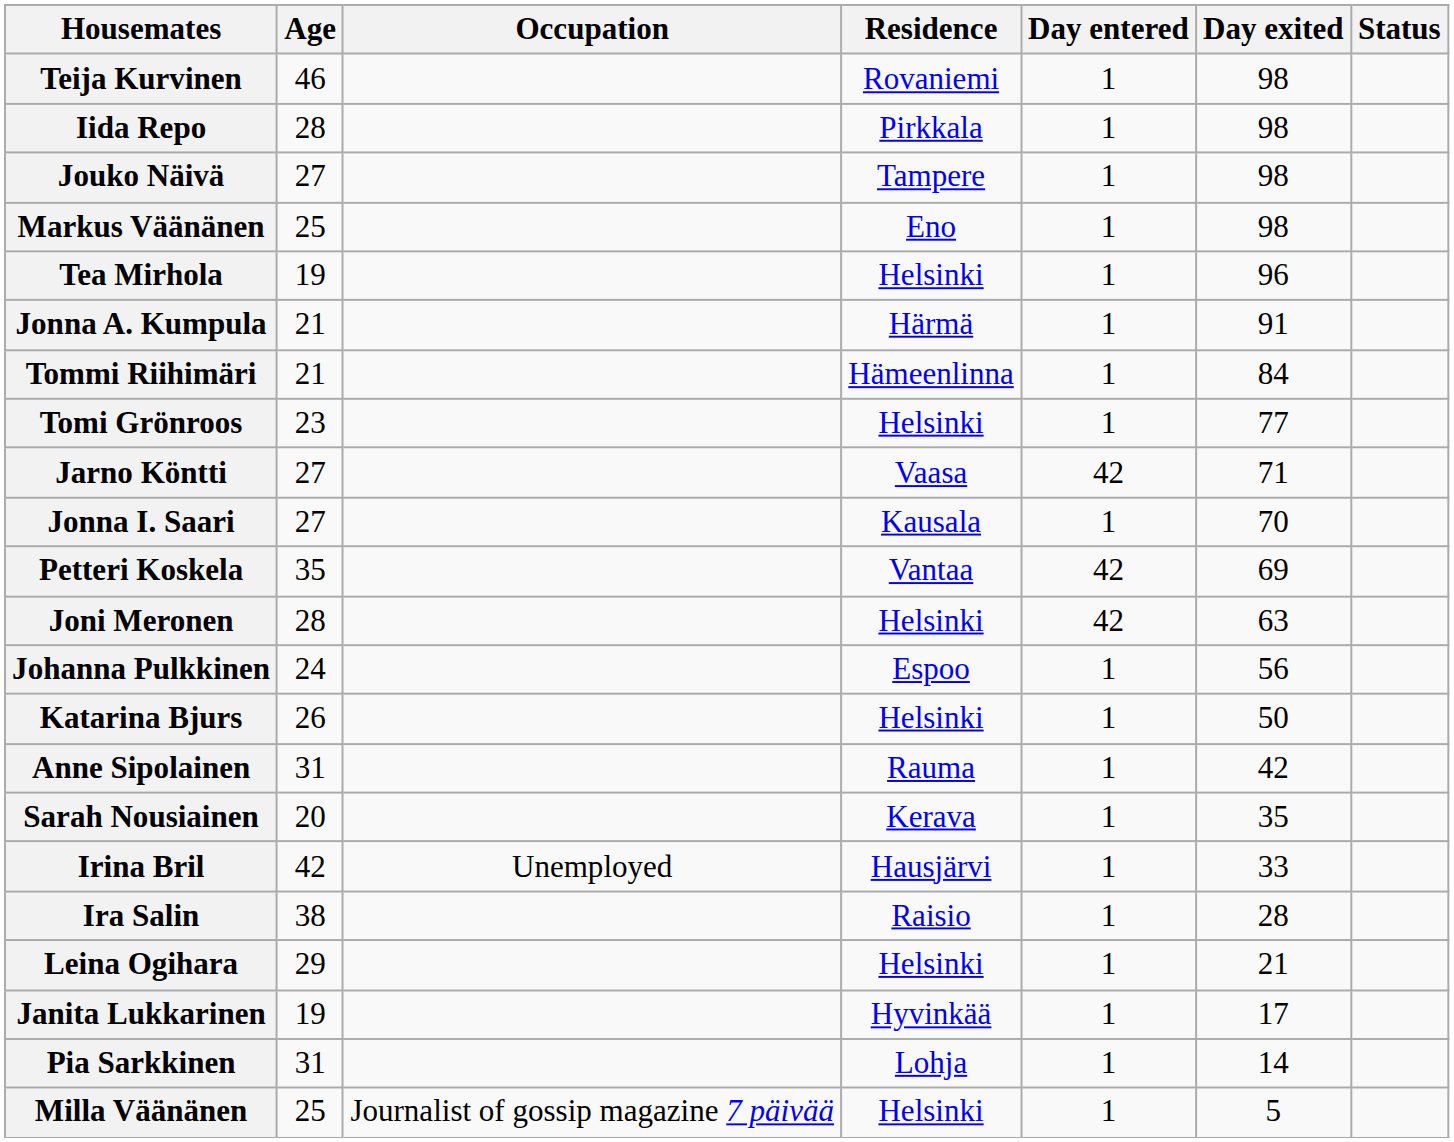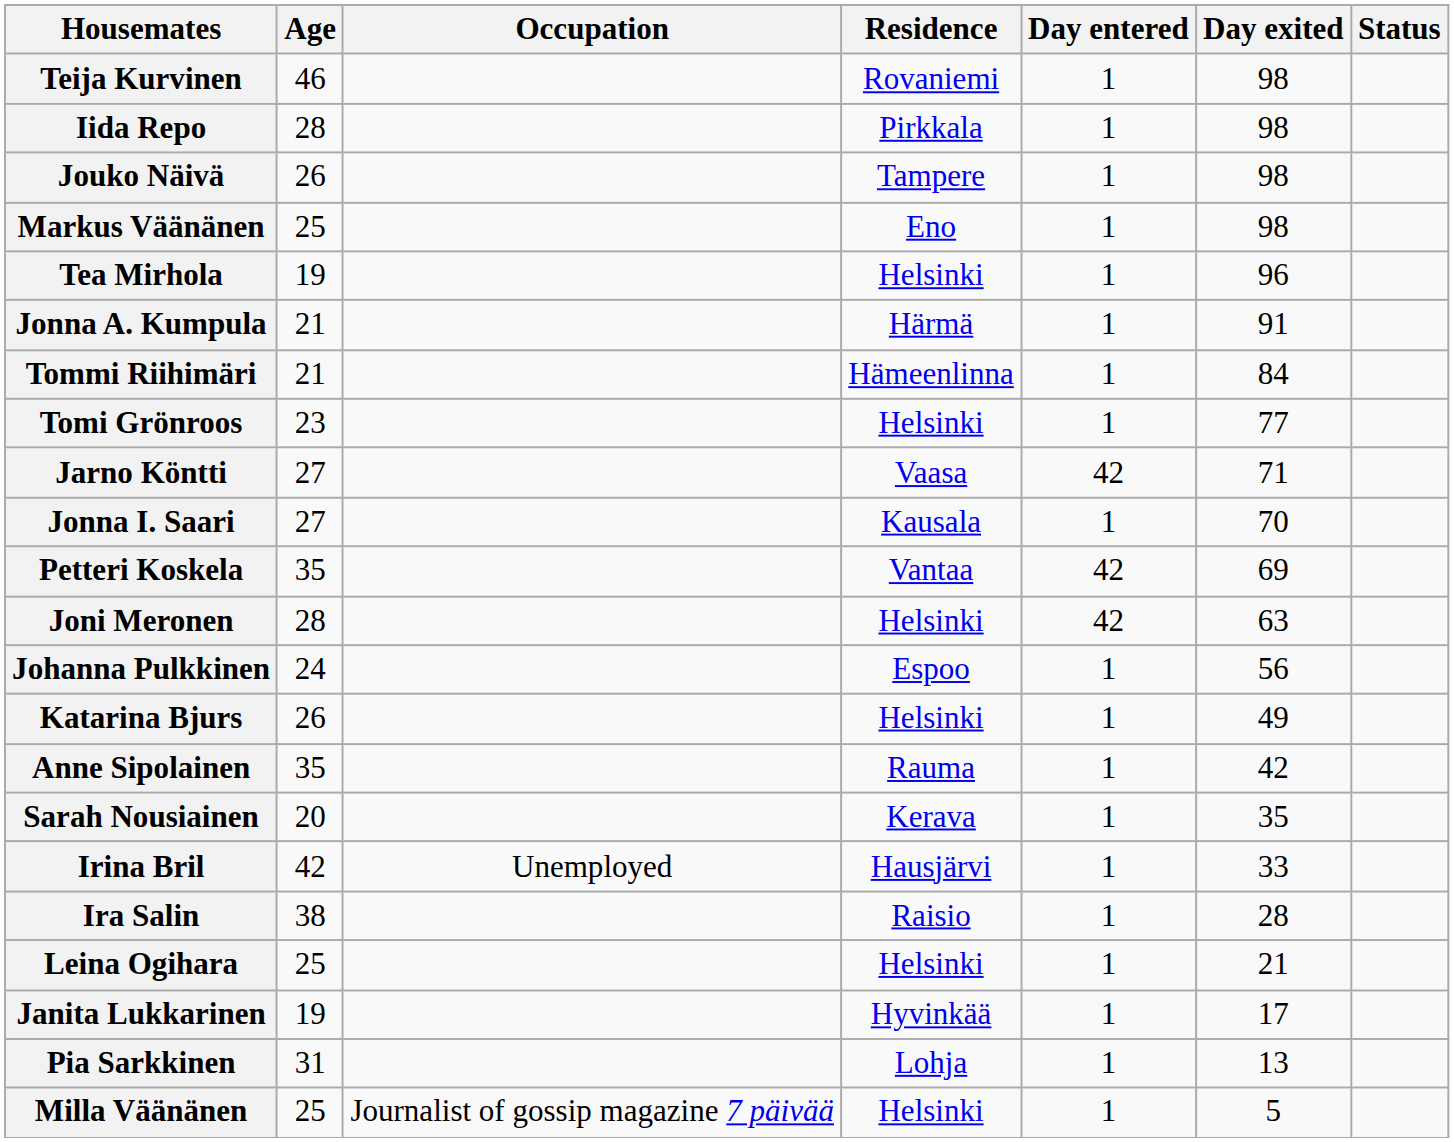(310, 176) 27 -> (310, 176) 26
(1273, 718) 50 -> (1273, 718) 49
(310, 767) 31 -> (310, 767) 35
(310, 964) 29 -> (310, 964) 25
(1273, 1062) 14 -> (1273, 1062) 13
